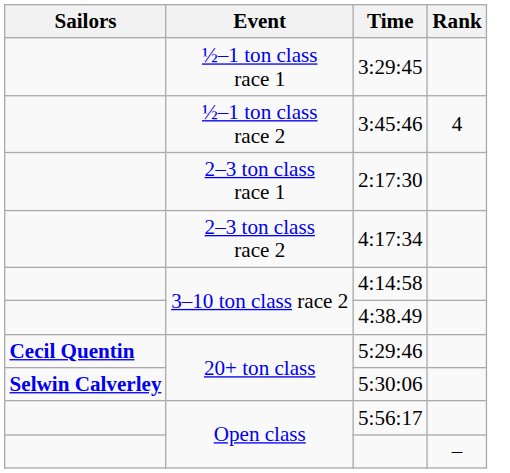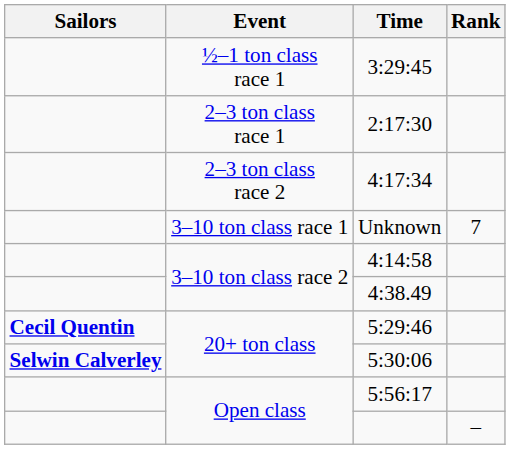- row: (390, 123)
+ row: (400, 226)
